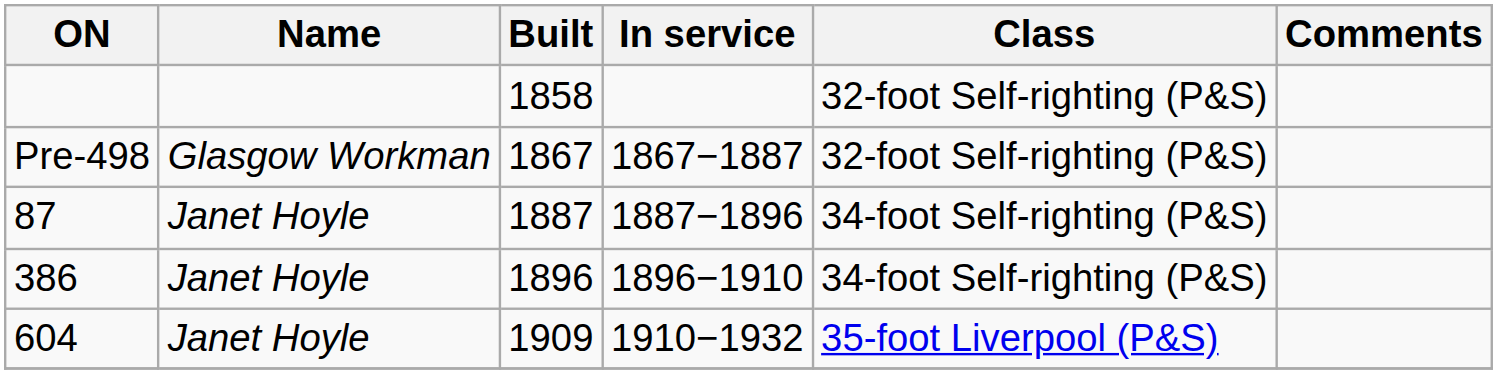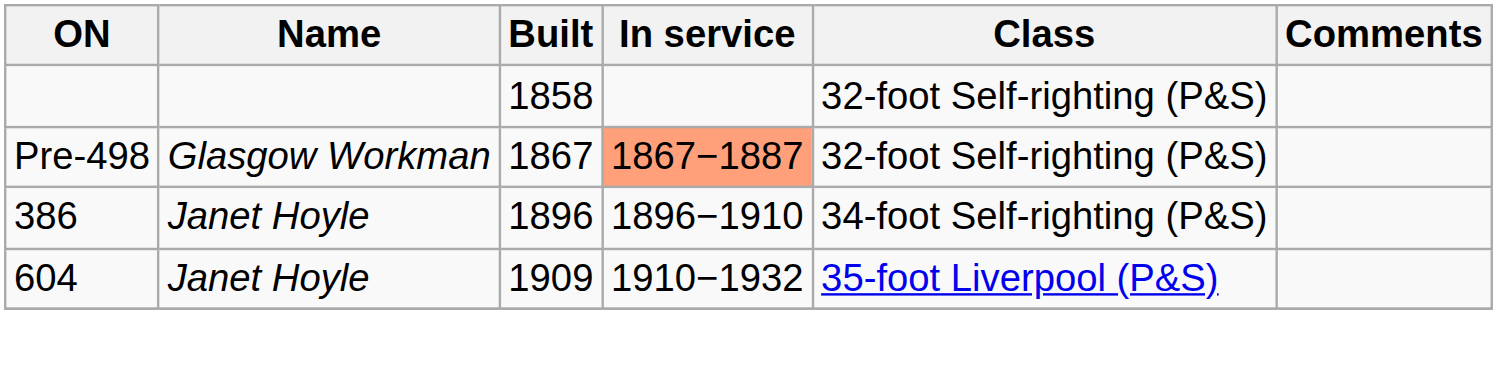(707, 156) no background -> (707, 156) lightsalmon background
- row: (35, 216)
